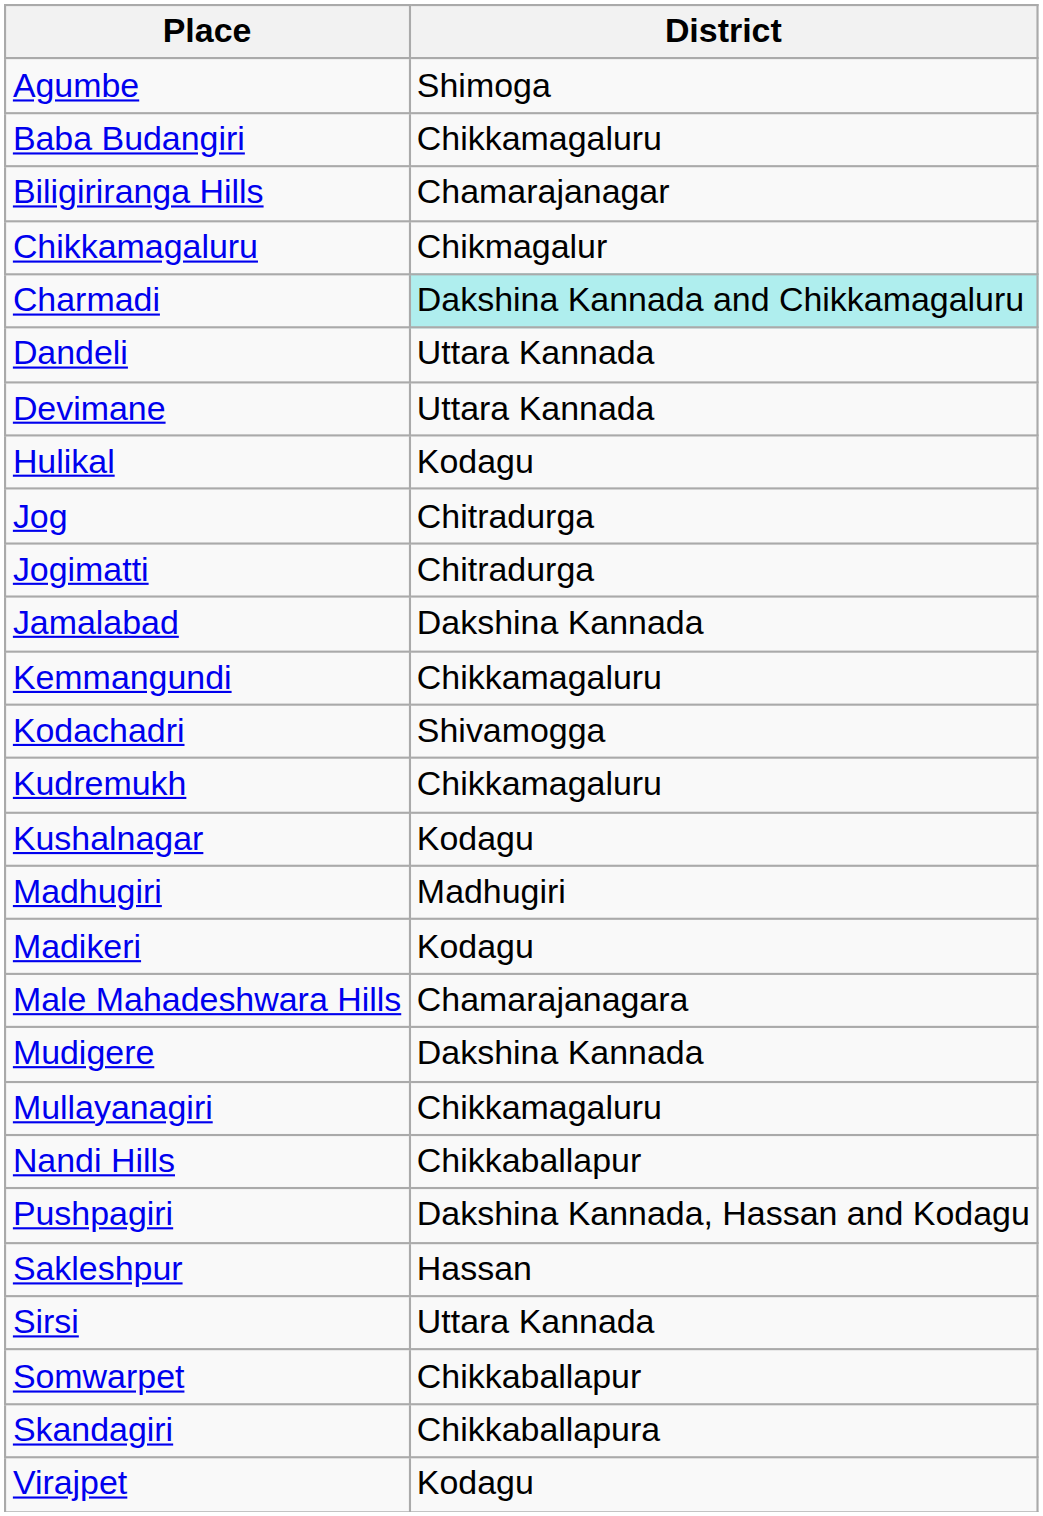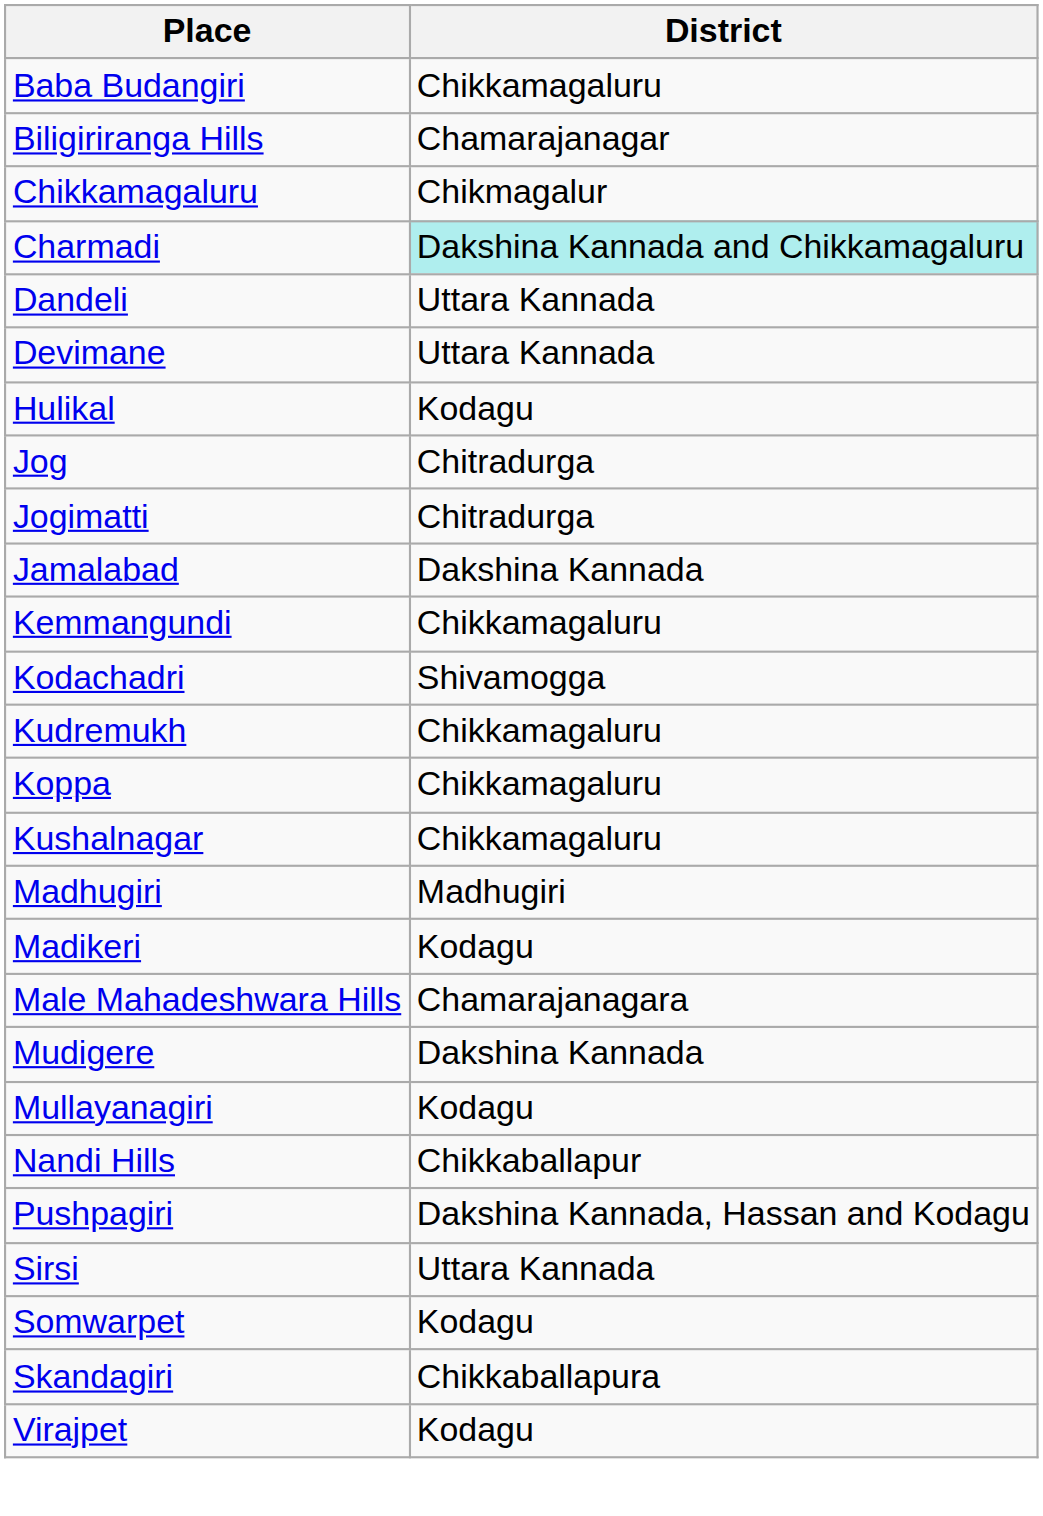- row: (76, 85)
+ row: (62, 784)
(475, 838) Kodagu -> (539, 838) Chikkamagaluru
(539, 1107) Chikkamagaluru -> (475, 1107) Kodagu
- row: (98, 1268)
(529, 1376) Chikkaballapur -> (475, 1322) Kodagu
